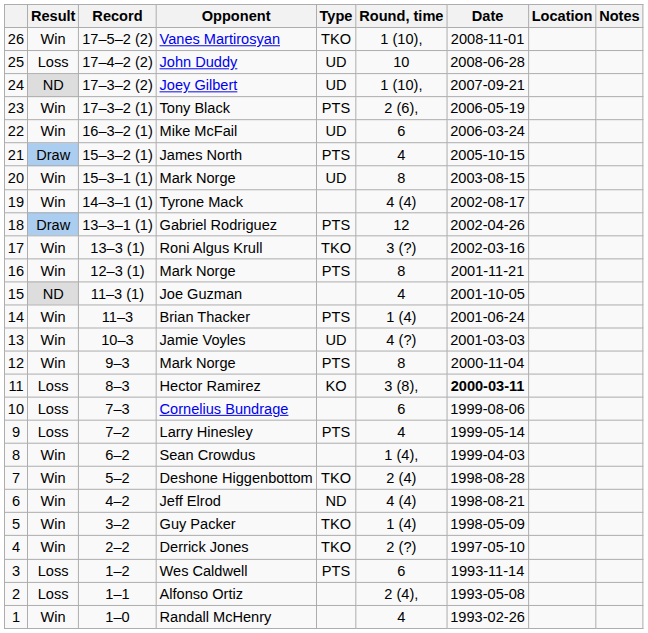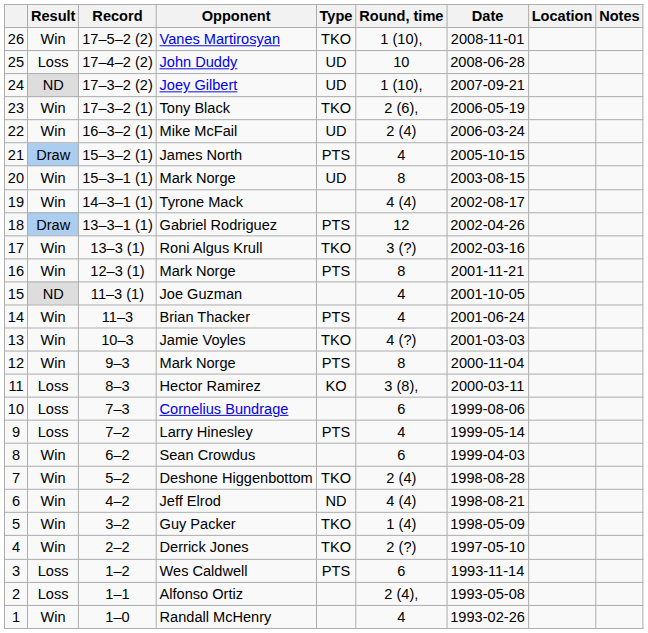(336, 109) PTS -> (336, 109) TKO
(401, 132) 6 -> (401, 132) 2 (4)
(401, 317) 1 (4) -> (401, 317) 4
(336, 340) UD -> (336, 340) TKO
(488, 386) bold -> (488, 386) normal
(401, 455) 1 (4), -> (401, 455) 6
